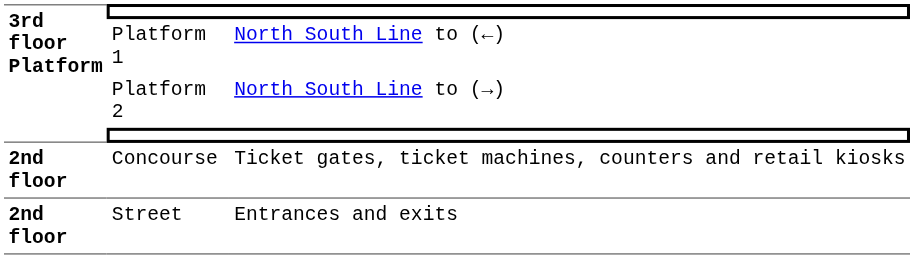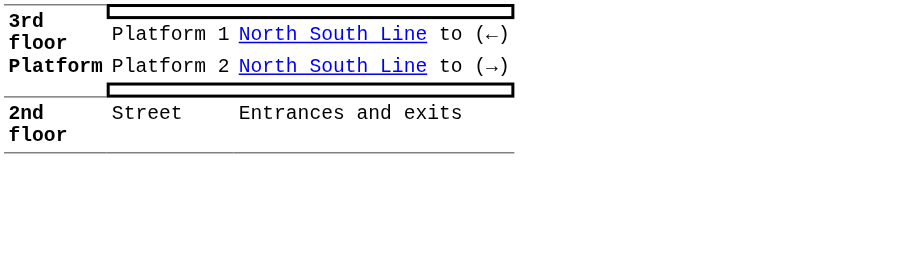- row: (165, 159)
